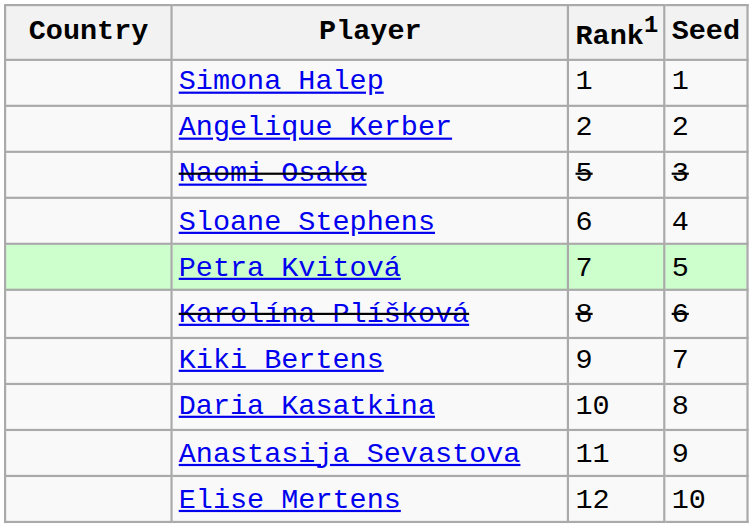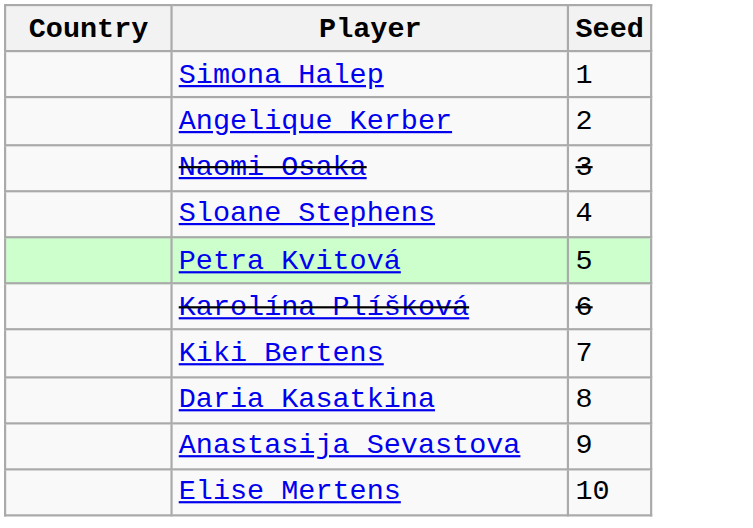- column: (617, 32)
